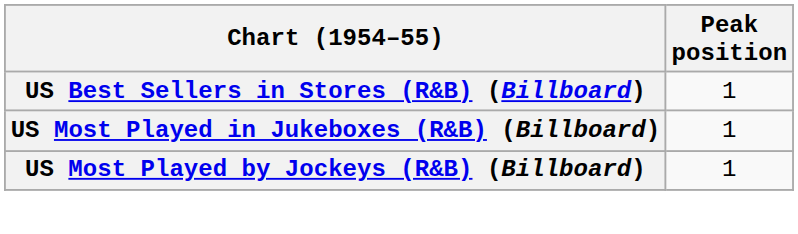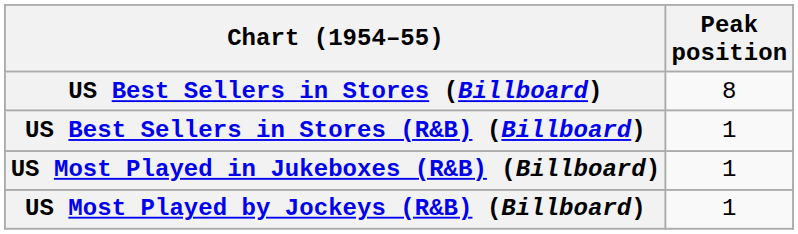+ row: (335, 91)
